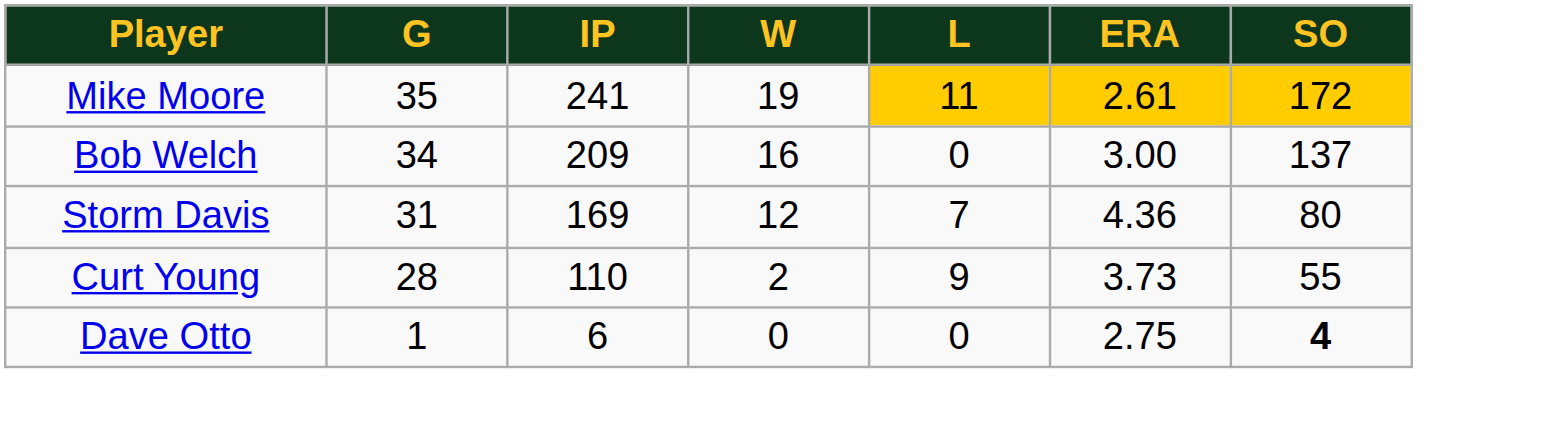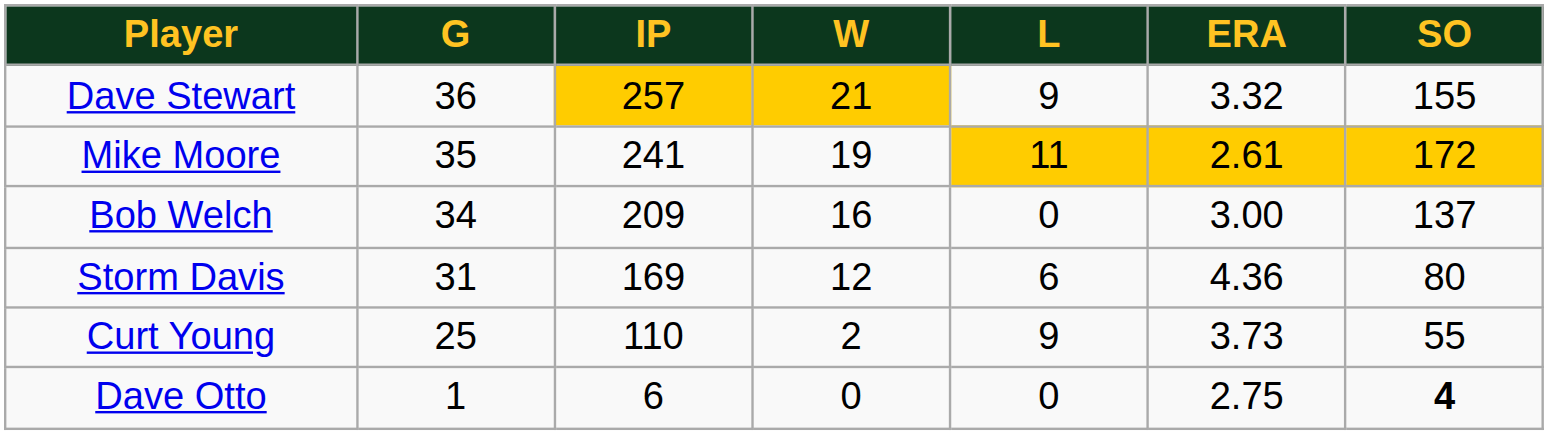+ row: (181, 95)
(959, 215) 7 -> (1049, 276) 6
(417, 276) 28 -> (456, 336) 25
